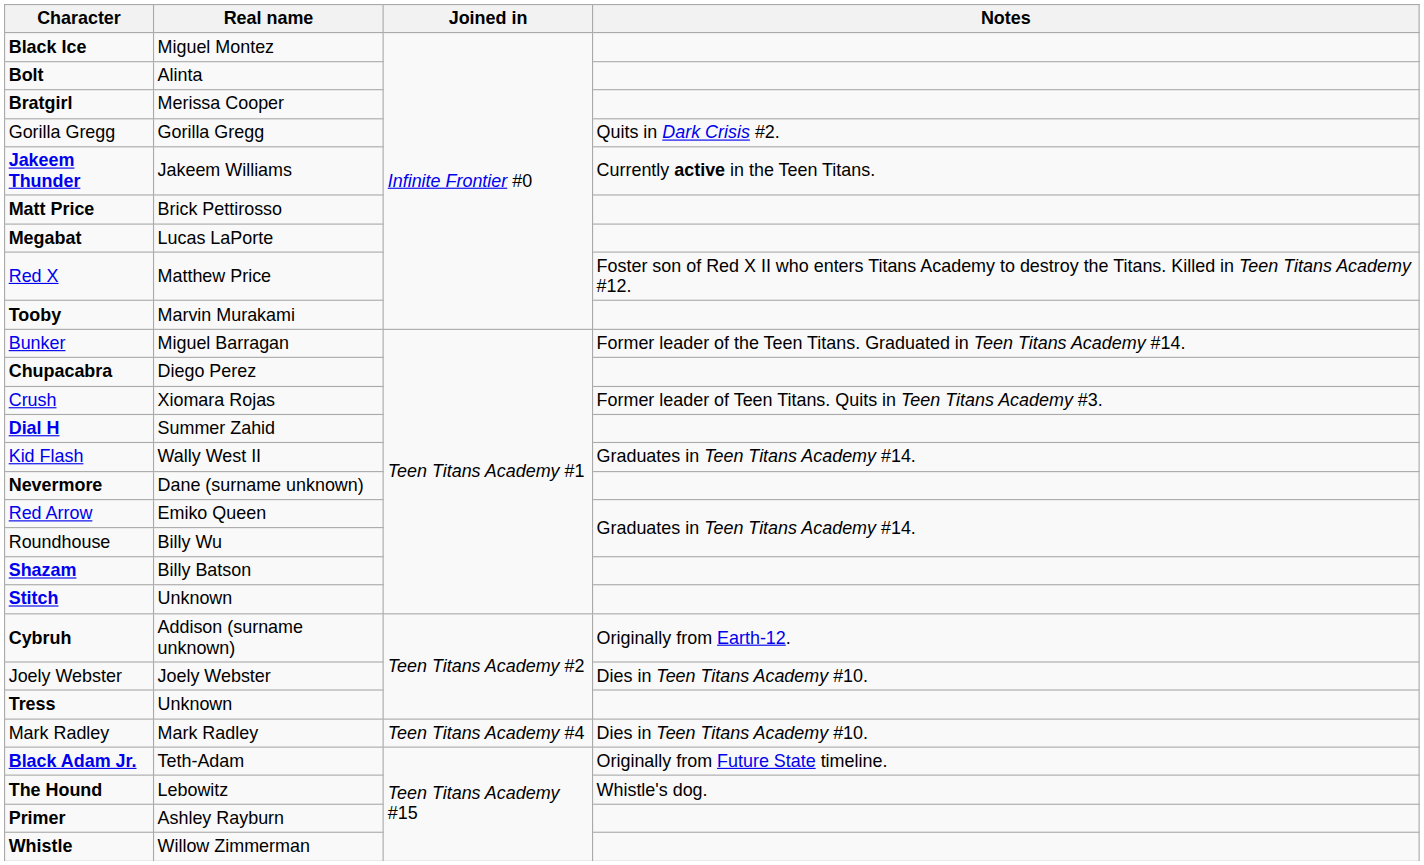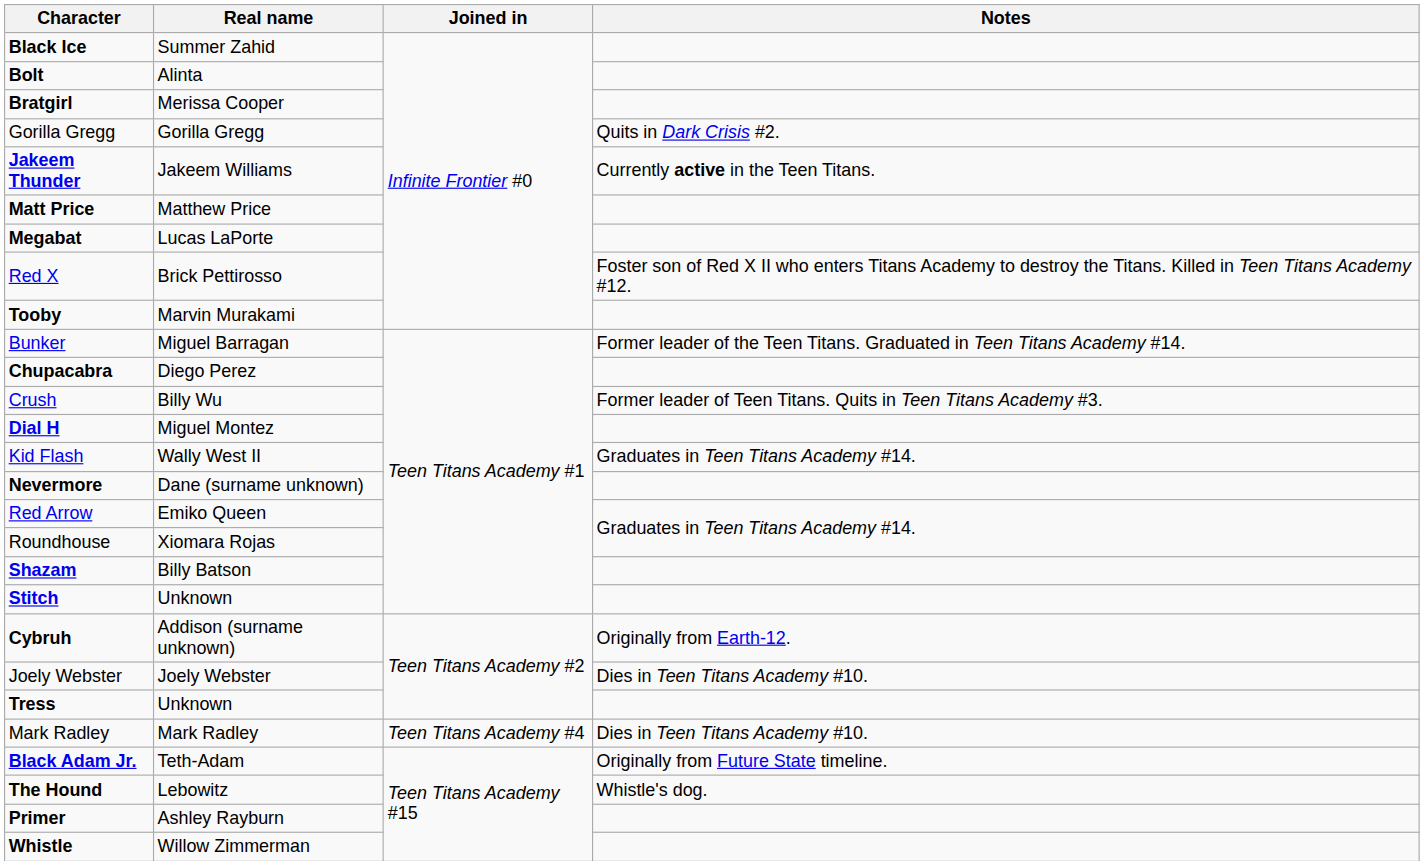(216, 47) Miguel Montez -> (216, 47) Summer Zahid
(220, 209) Brick Pettirosso -> (214, 209) Matthew Price
(214, 276) Matthew Price -> (220, 276) Brick Pettirosso
(216, 400) Xiomara Rojas -> (190, 400) Billy Wu
(216, 428) Summer Zahid -> (216, 428) Miguel Montez
(190, 542) Billy Wu -> (216, 542) Xiomara Rojas
